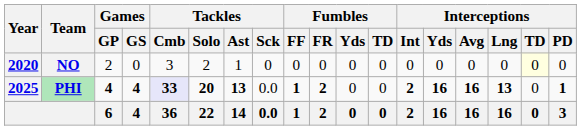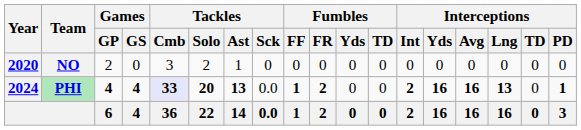(535, 64) lightyellow background -> (535, 64) no background
(23, 88) 2025 -> (23, 88) 2024
